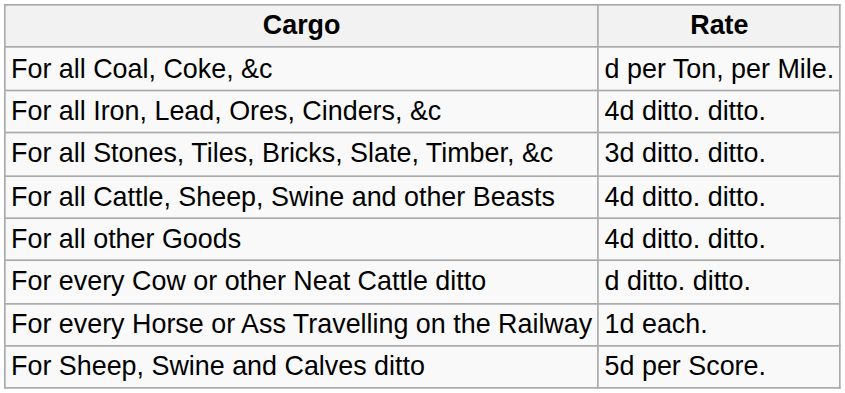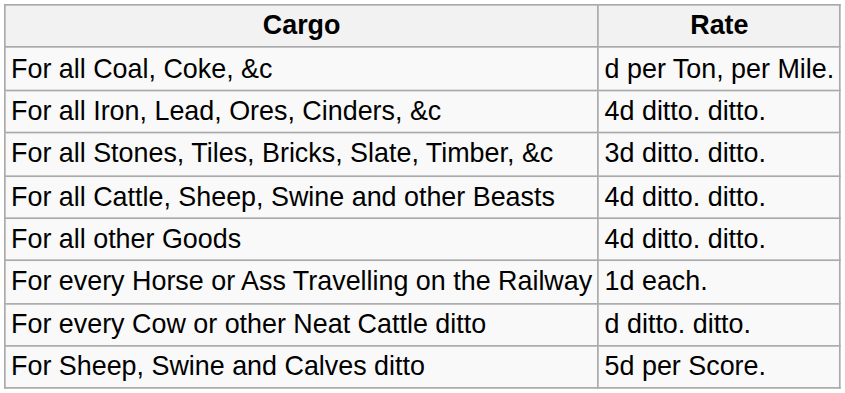rows swapped: (302, 324) <-> (249, 281)
